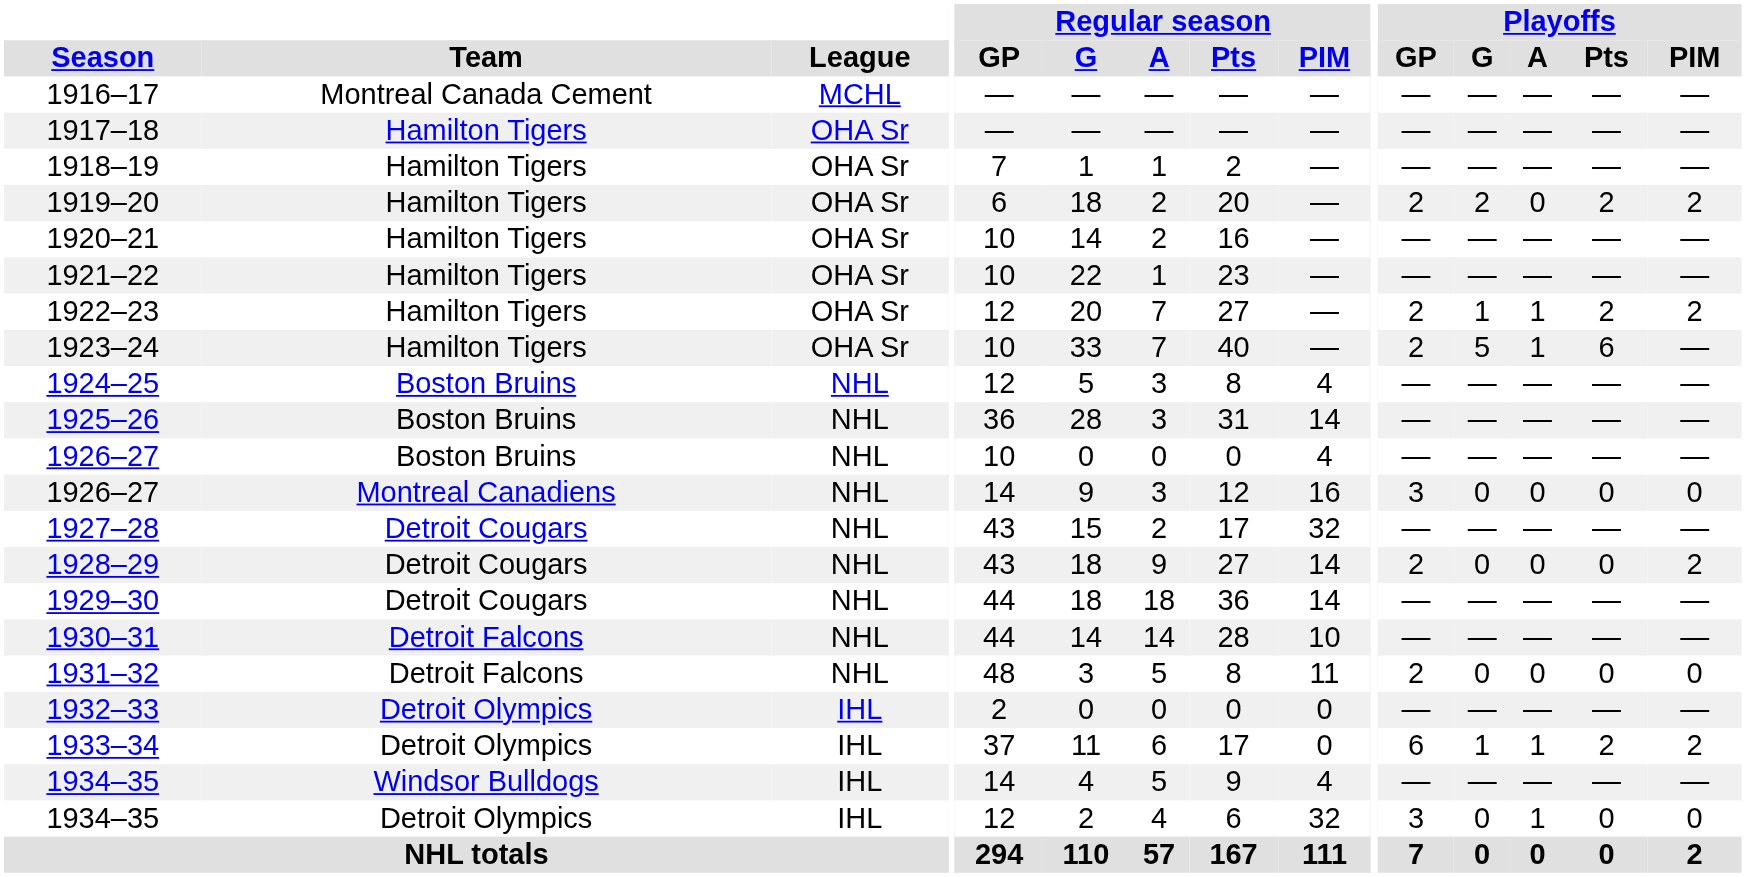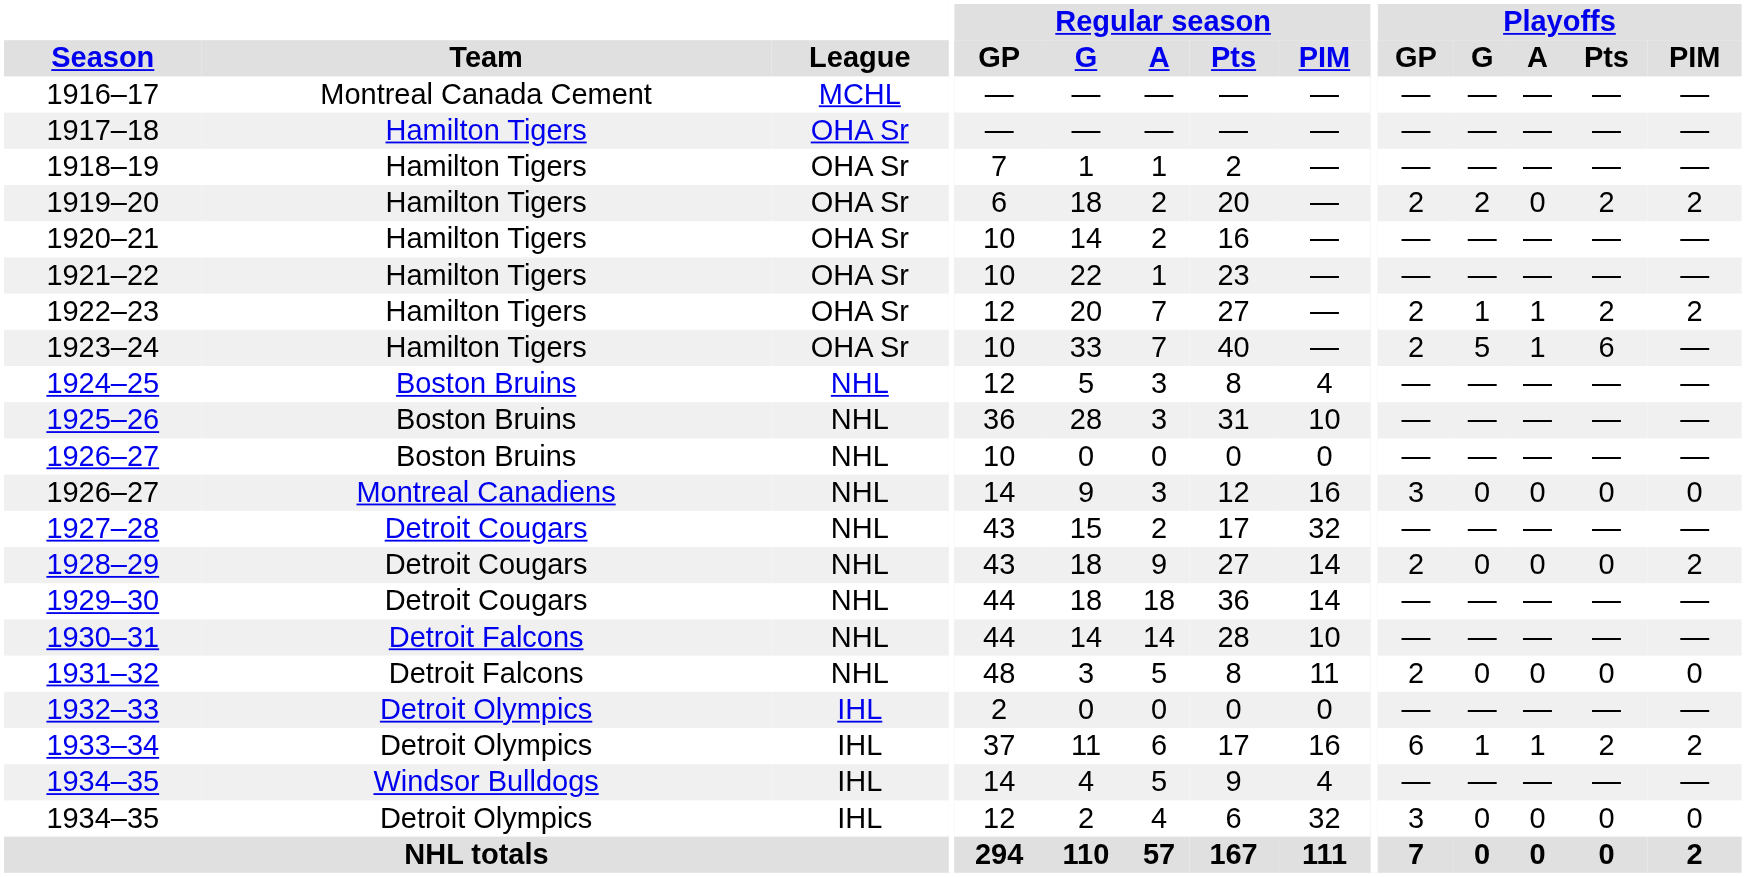(1324, 419) 14 -> (1324, 419) 10
(1324, 456) 4 -> (1324, 456) 0
(1324, 745) 0 -> (1324, 745) 16
(1537, 818) 1 -> (1537, 818) 0
